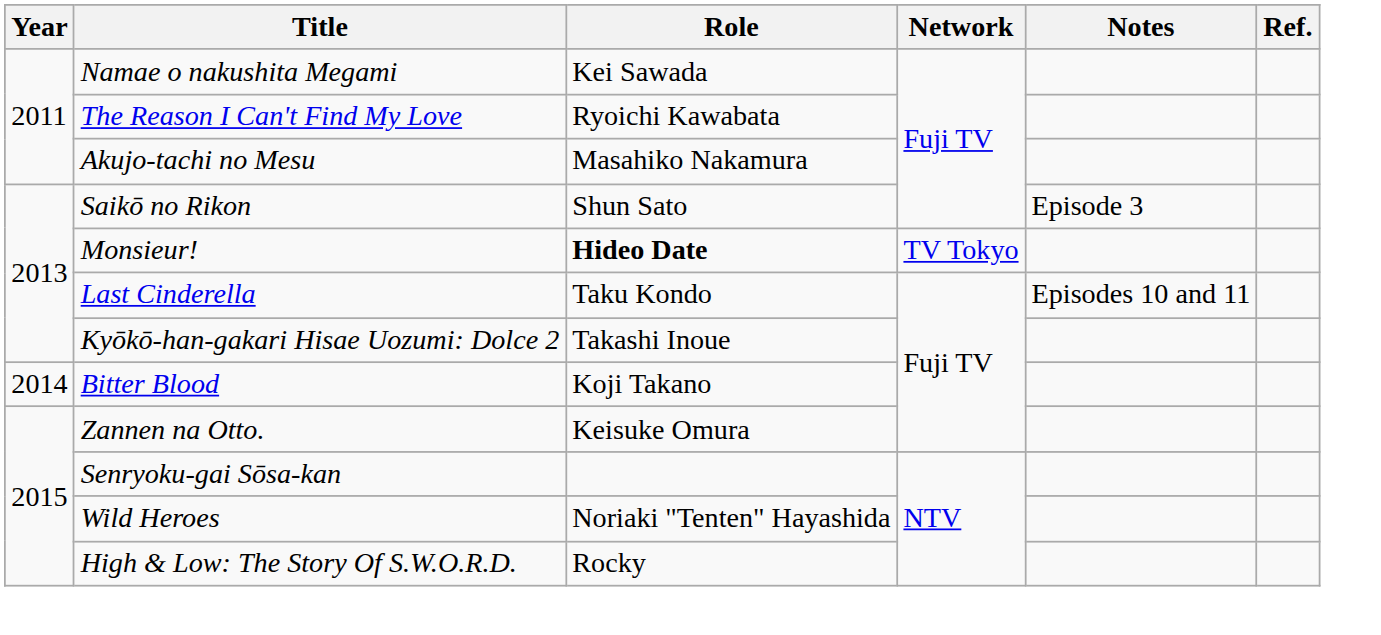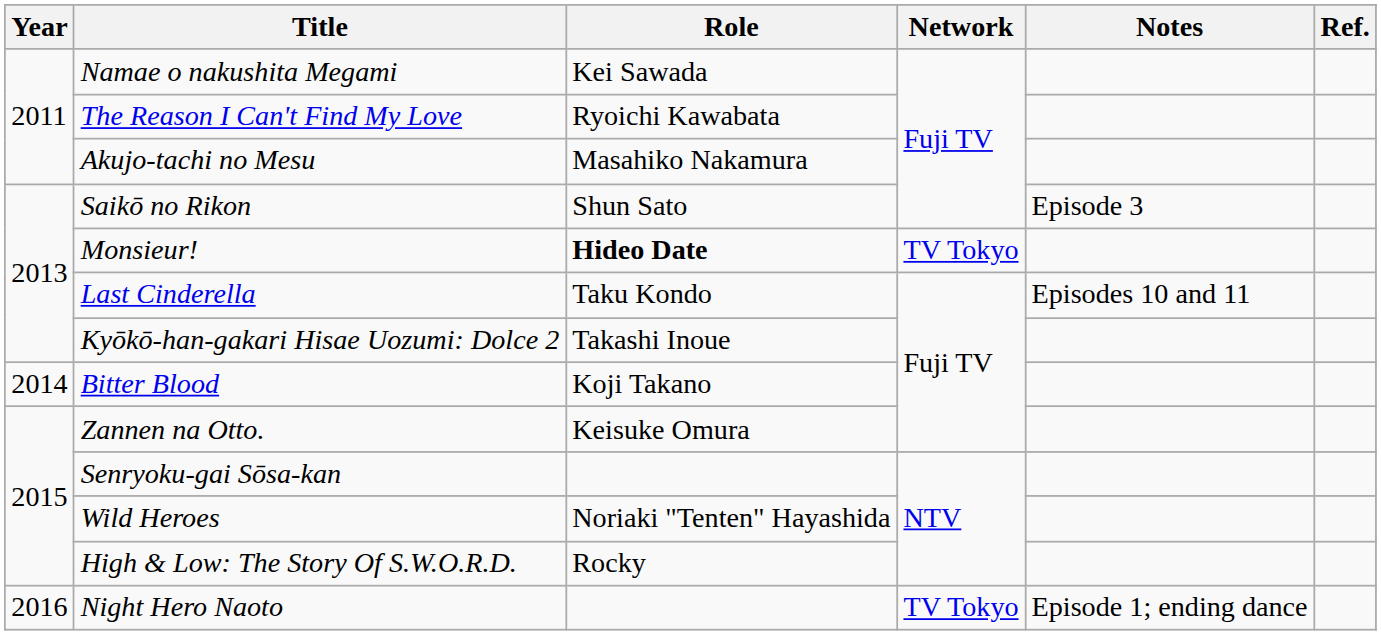+ row: (182, 607)
